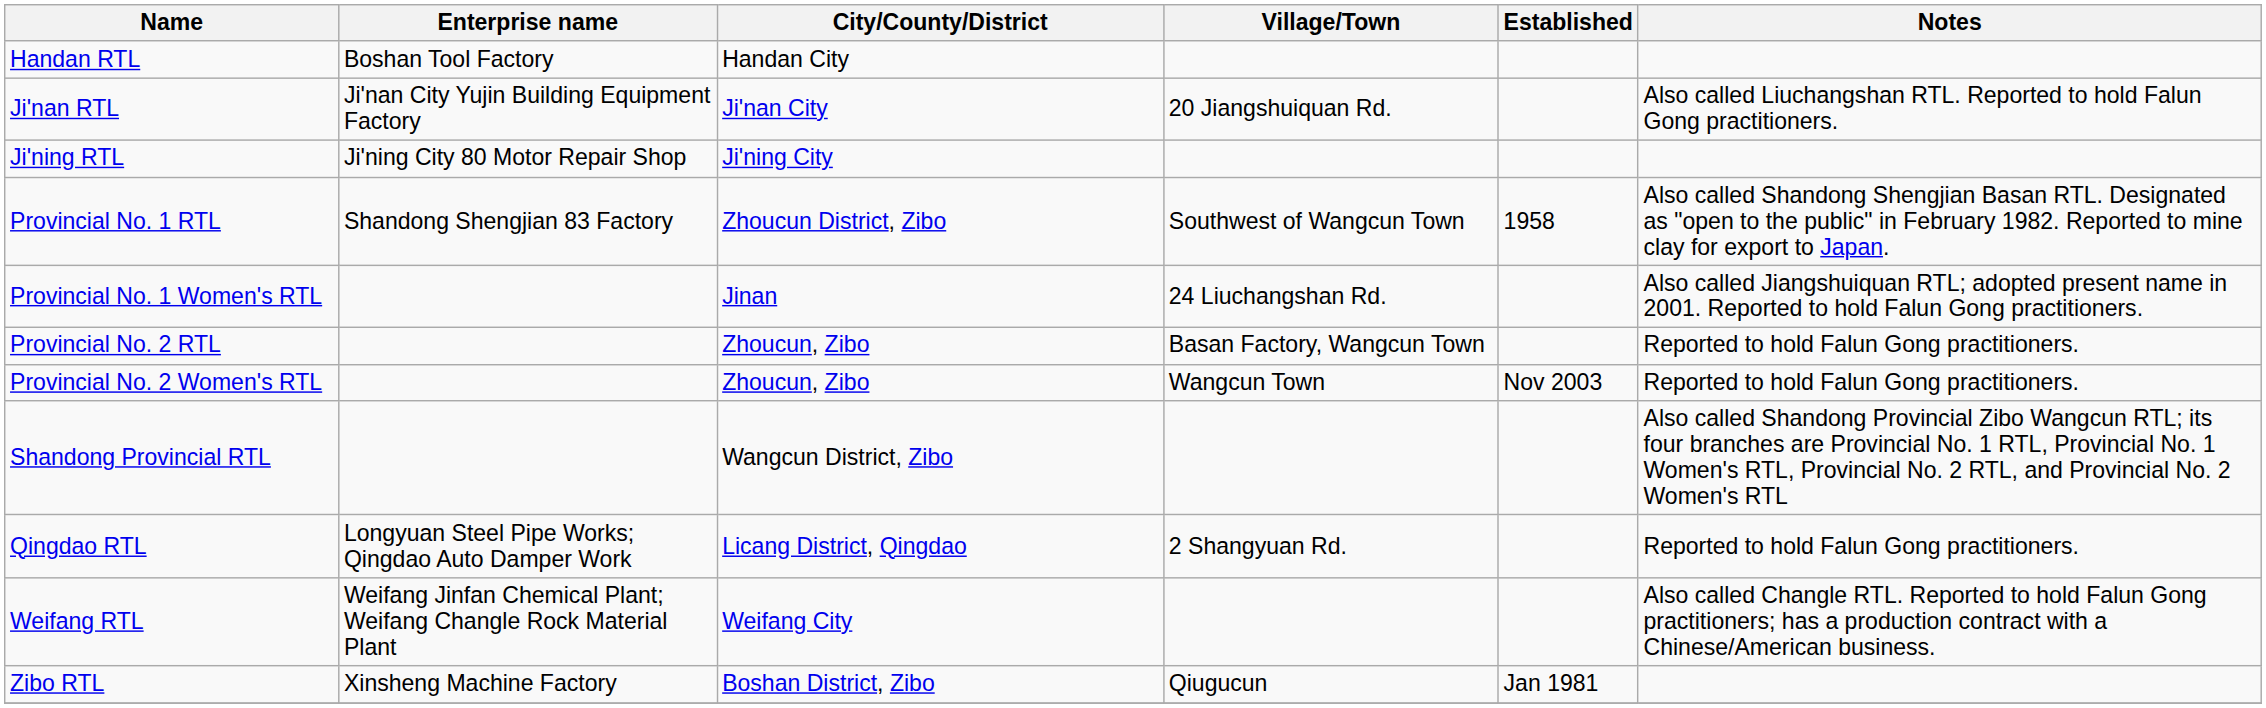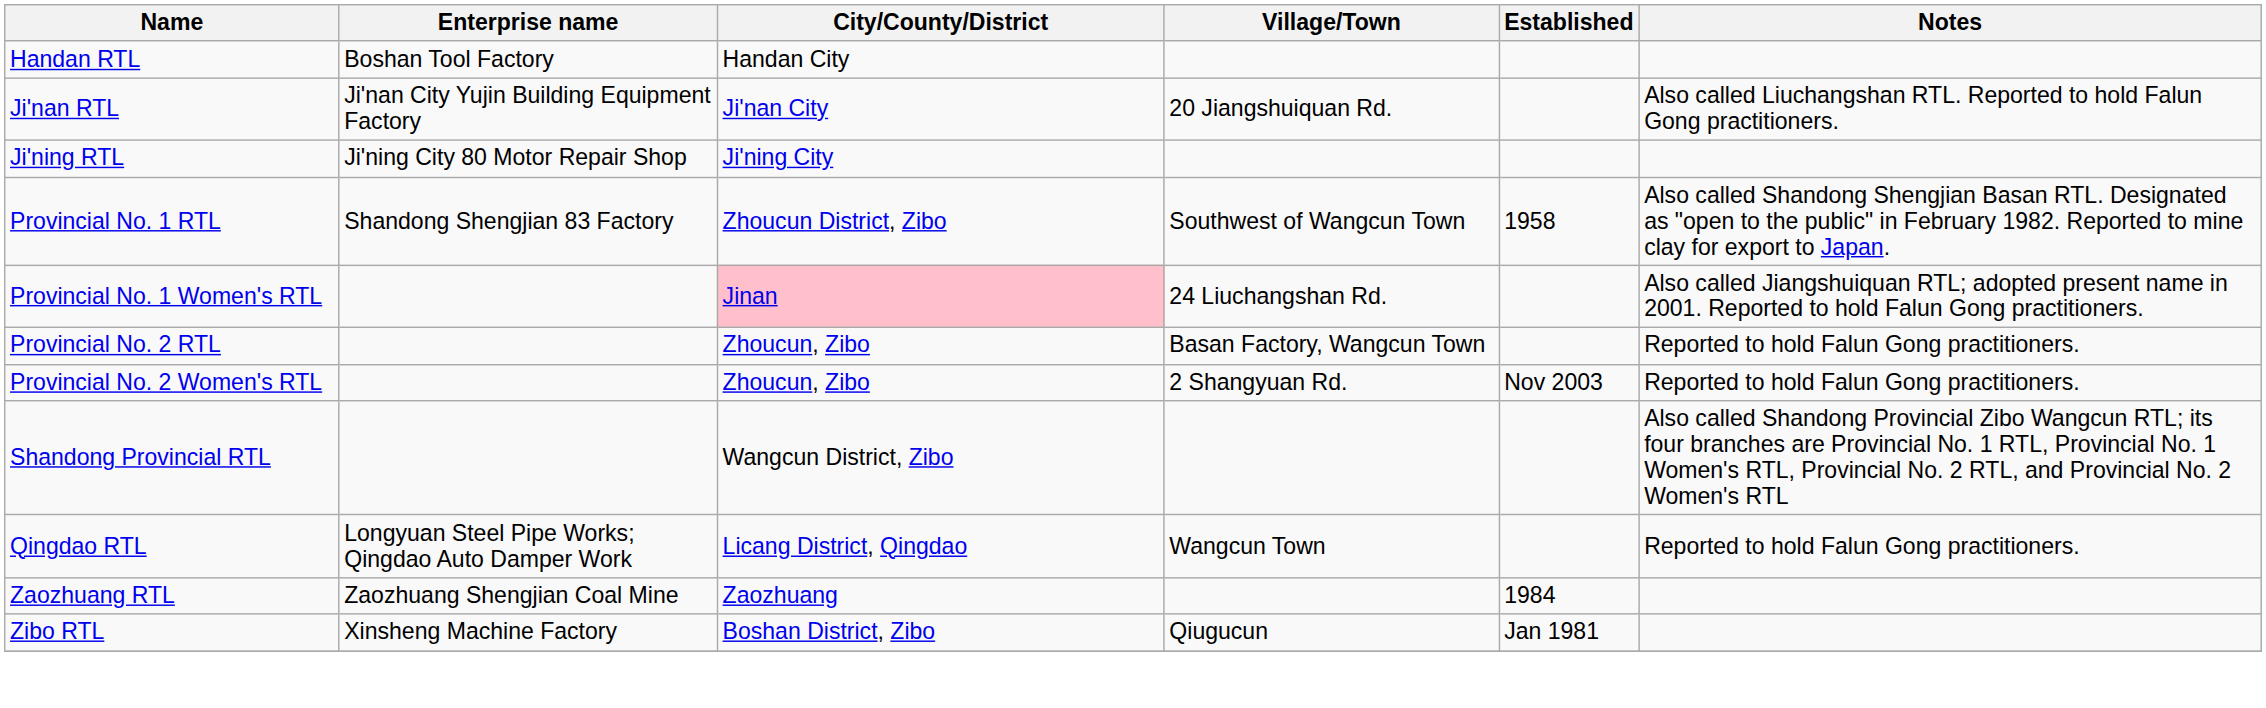(750, 296) no background -> (750, 296) pink background
(1247, 382) Wangcun Town -> (1258, 382) 2 Shangyuan Rd.
(1258, 546) 2 Shangyuan Rd. -> (1247, 546) Wangcun Town
- row: (77, 621)
+ row: (92, 595)
